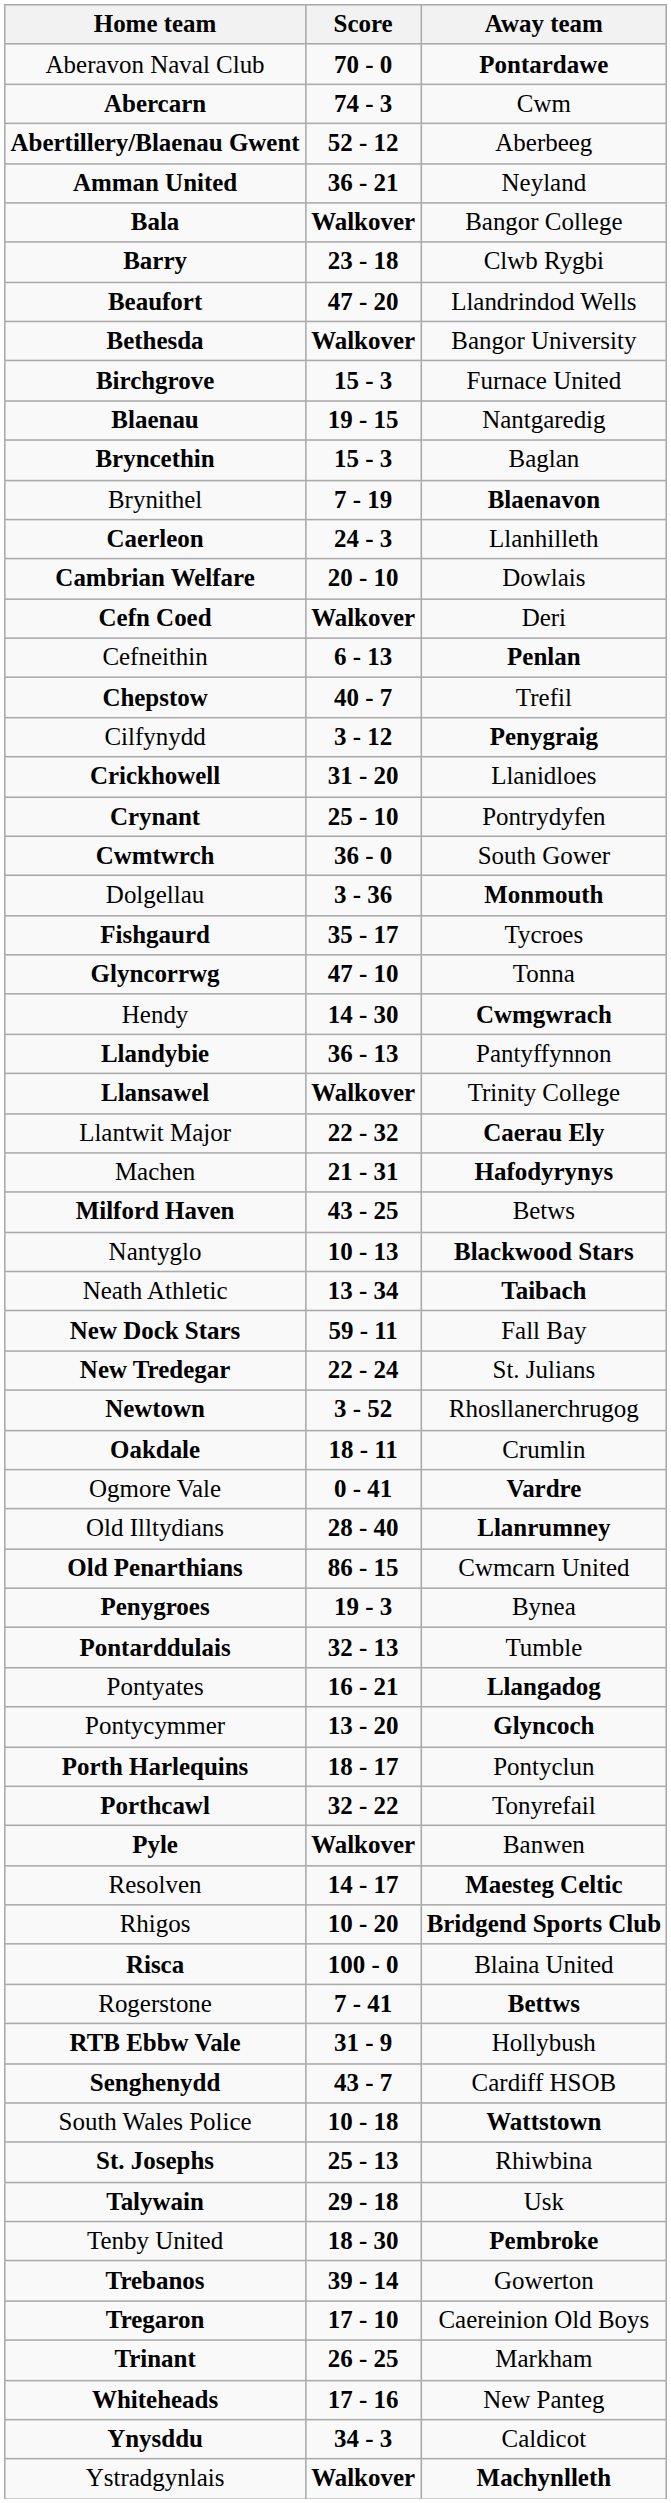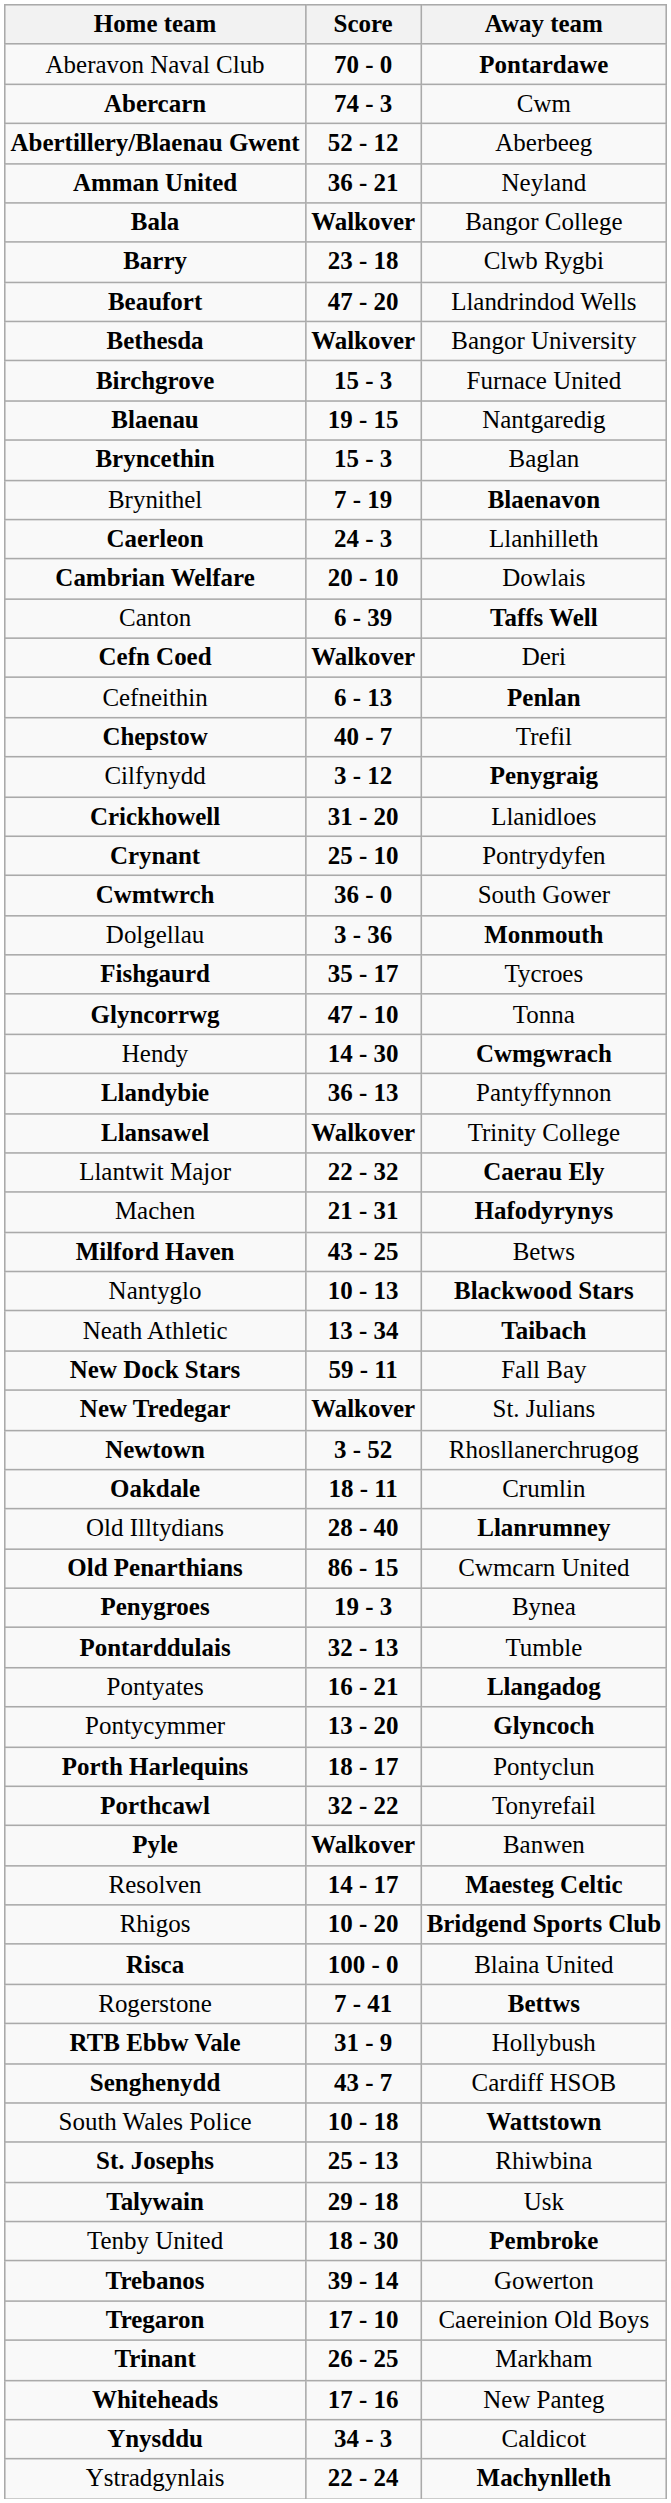+ row: (155, 618)
(363, 1370) 22 - 24 -> (363, 1409) Walkover
- row: (155, 1488)
(363, 2478) Walkover -> (363, 2478) 22 - 24
